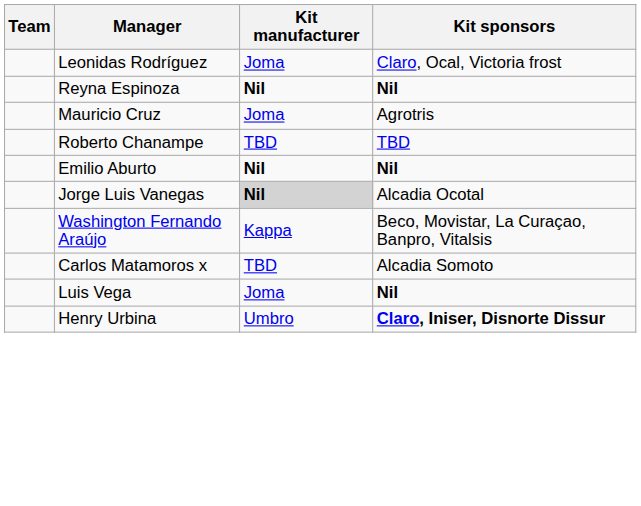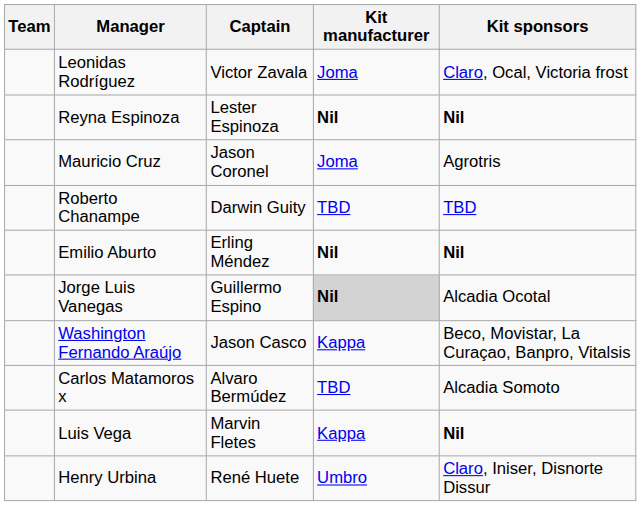+ column: (260, 27)
(264, 292) Joma -> (341, 433) Kappa
(491, 319) bold -> (523, 478) normal
